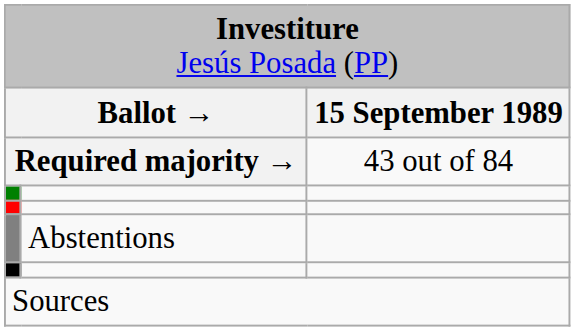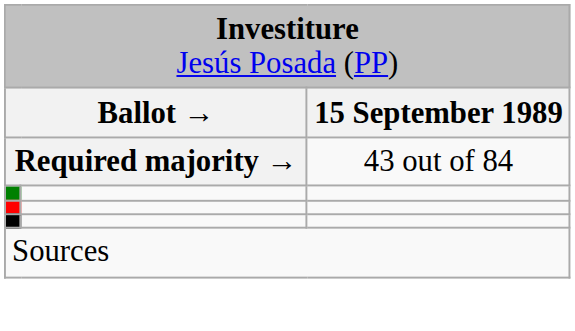- row: (13, 238)
